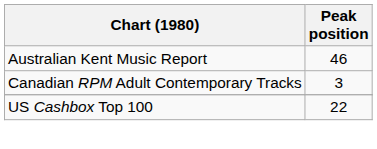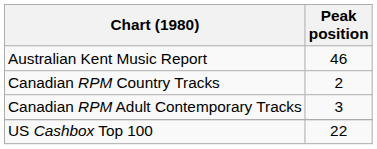+ row: (114, 82)
